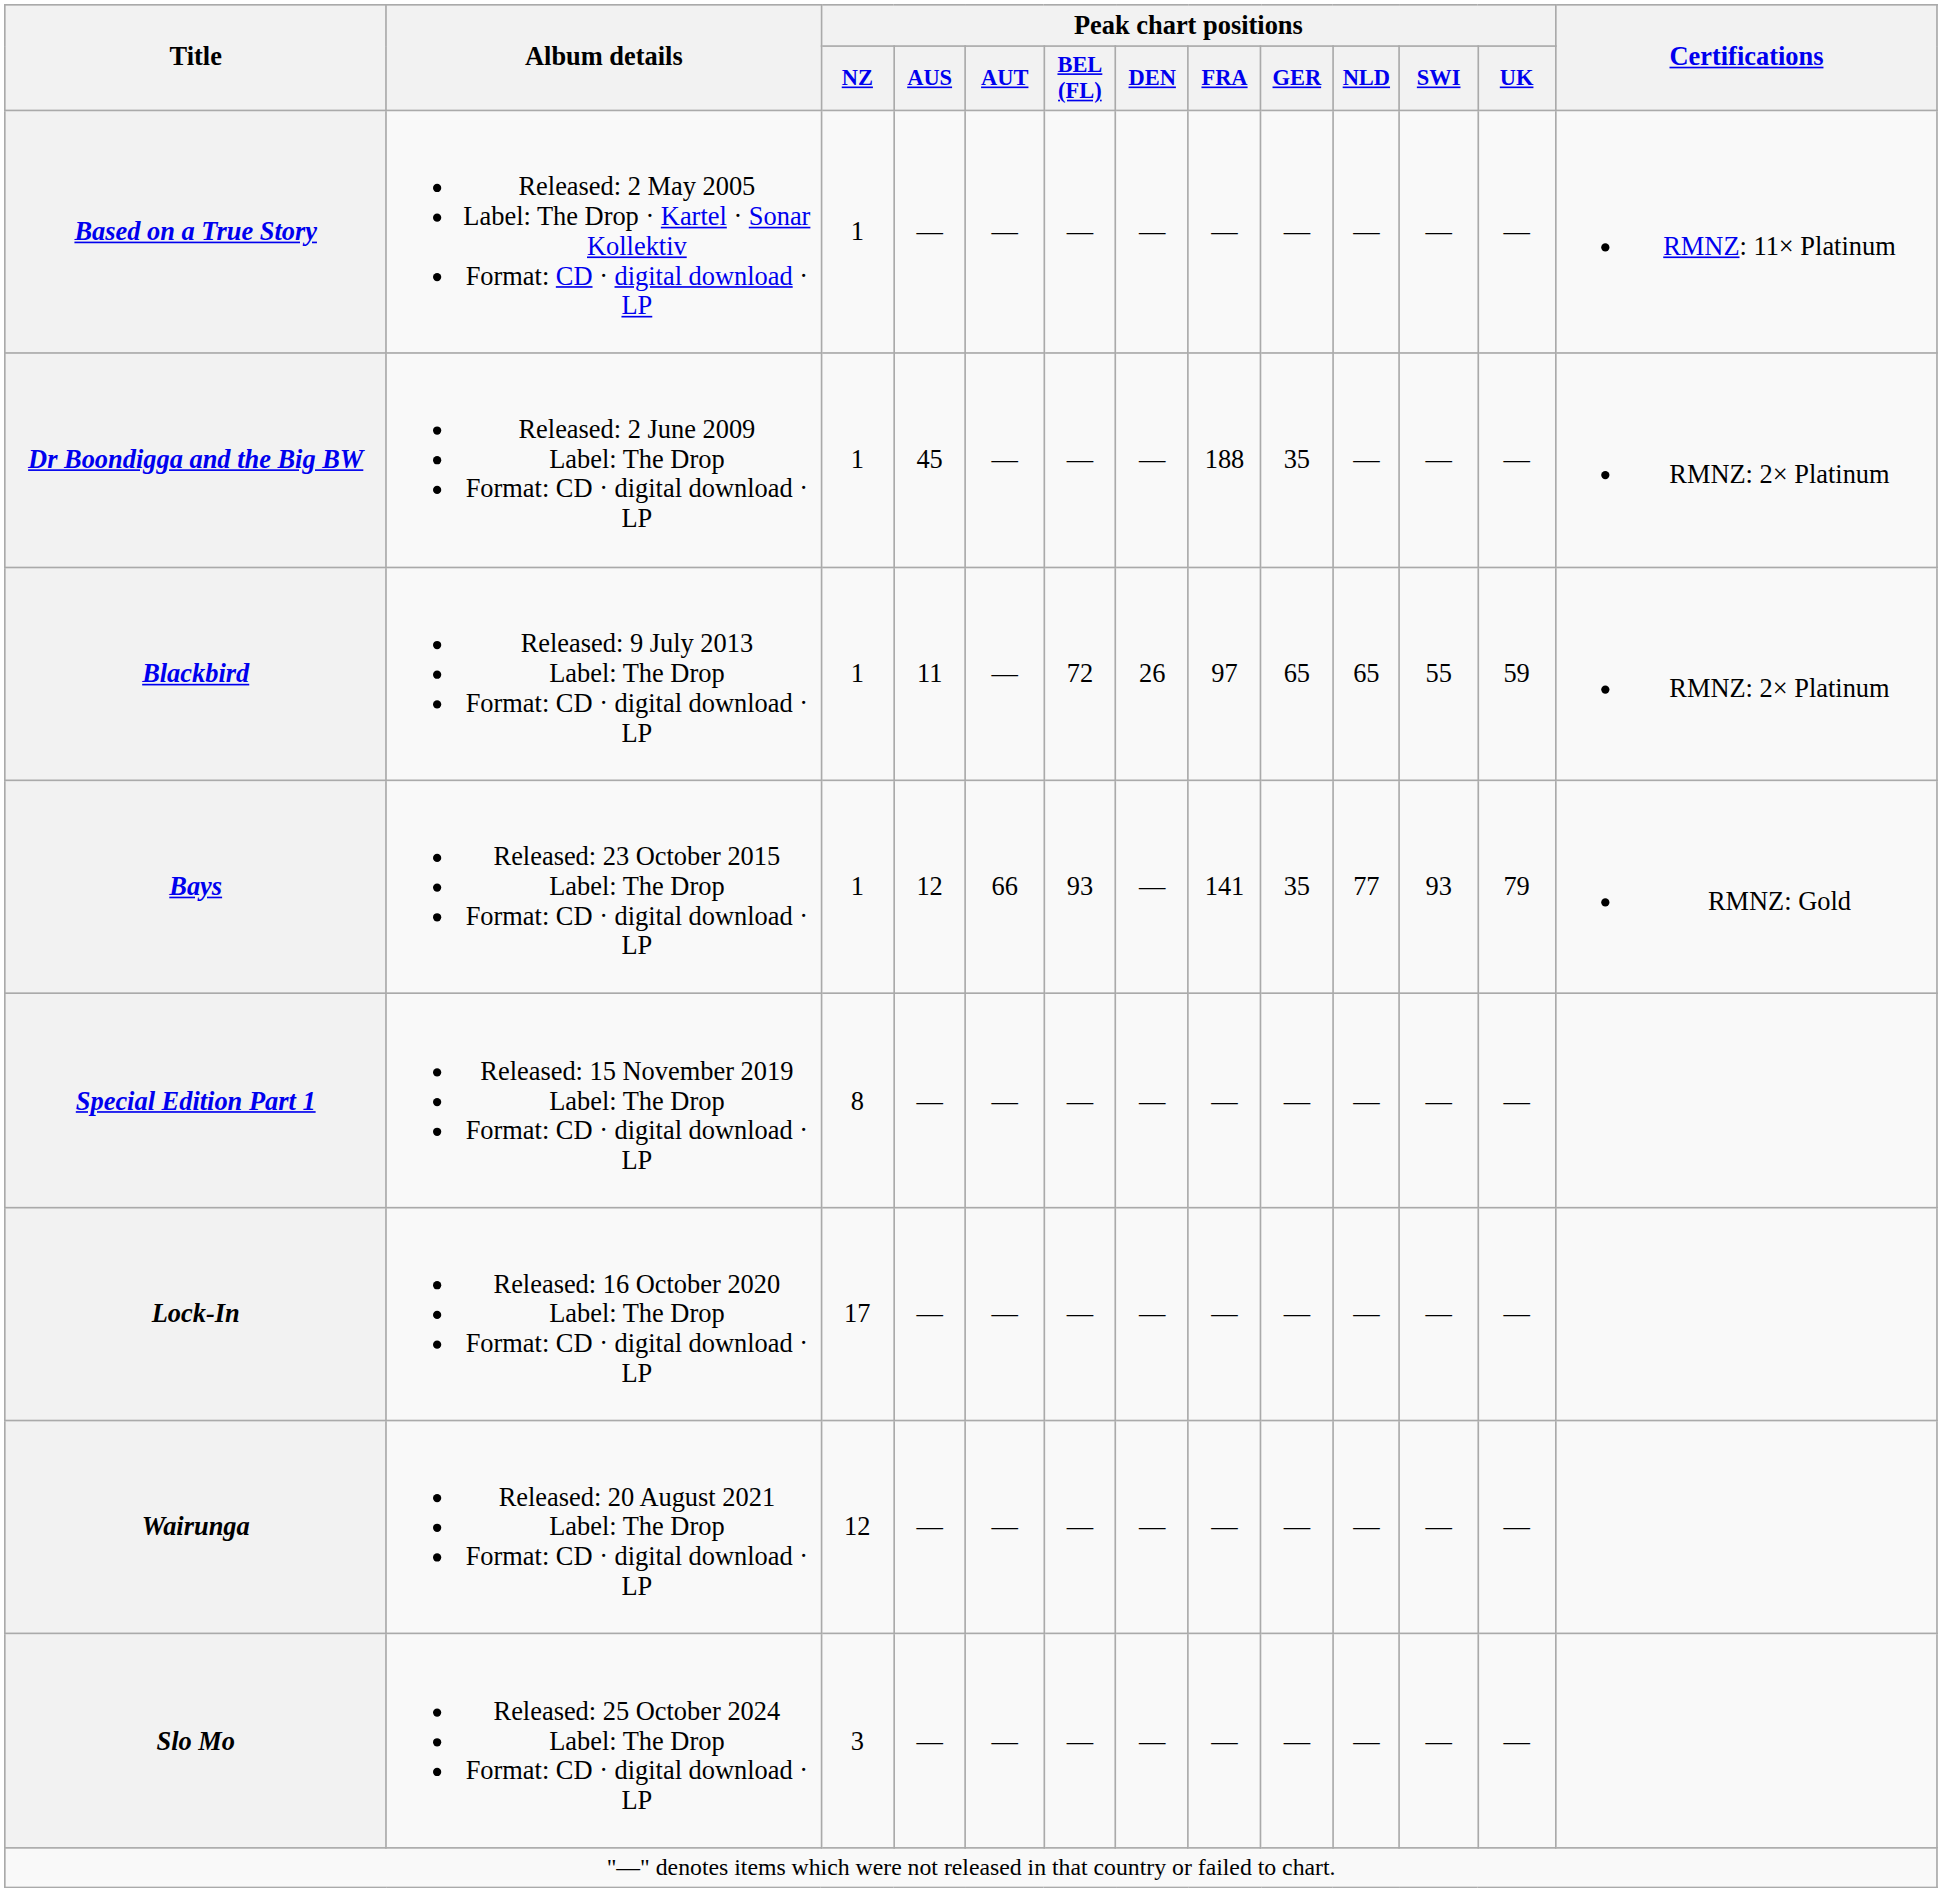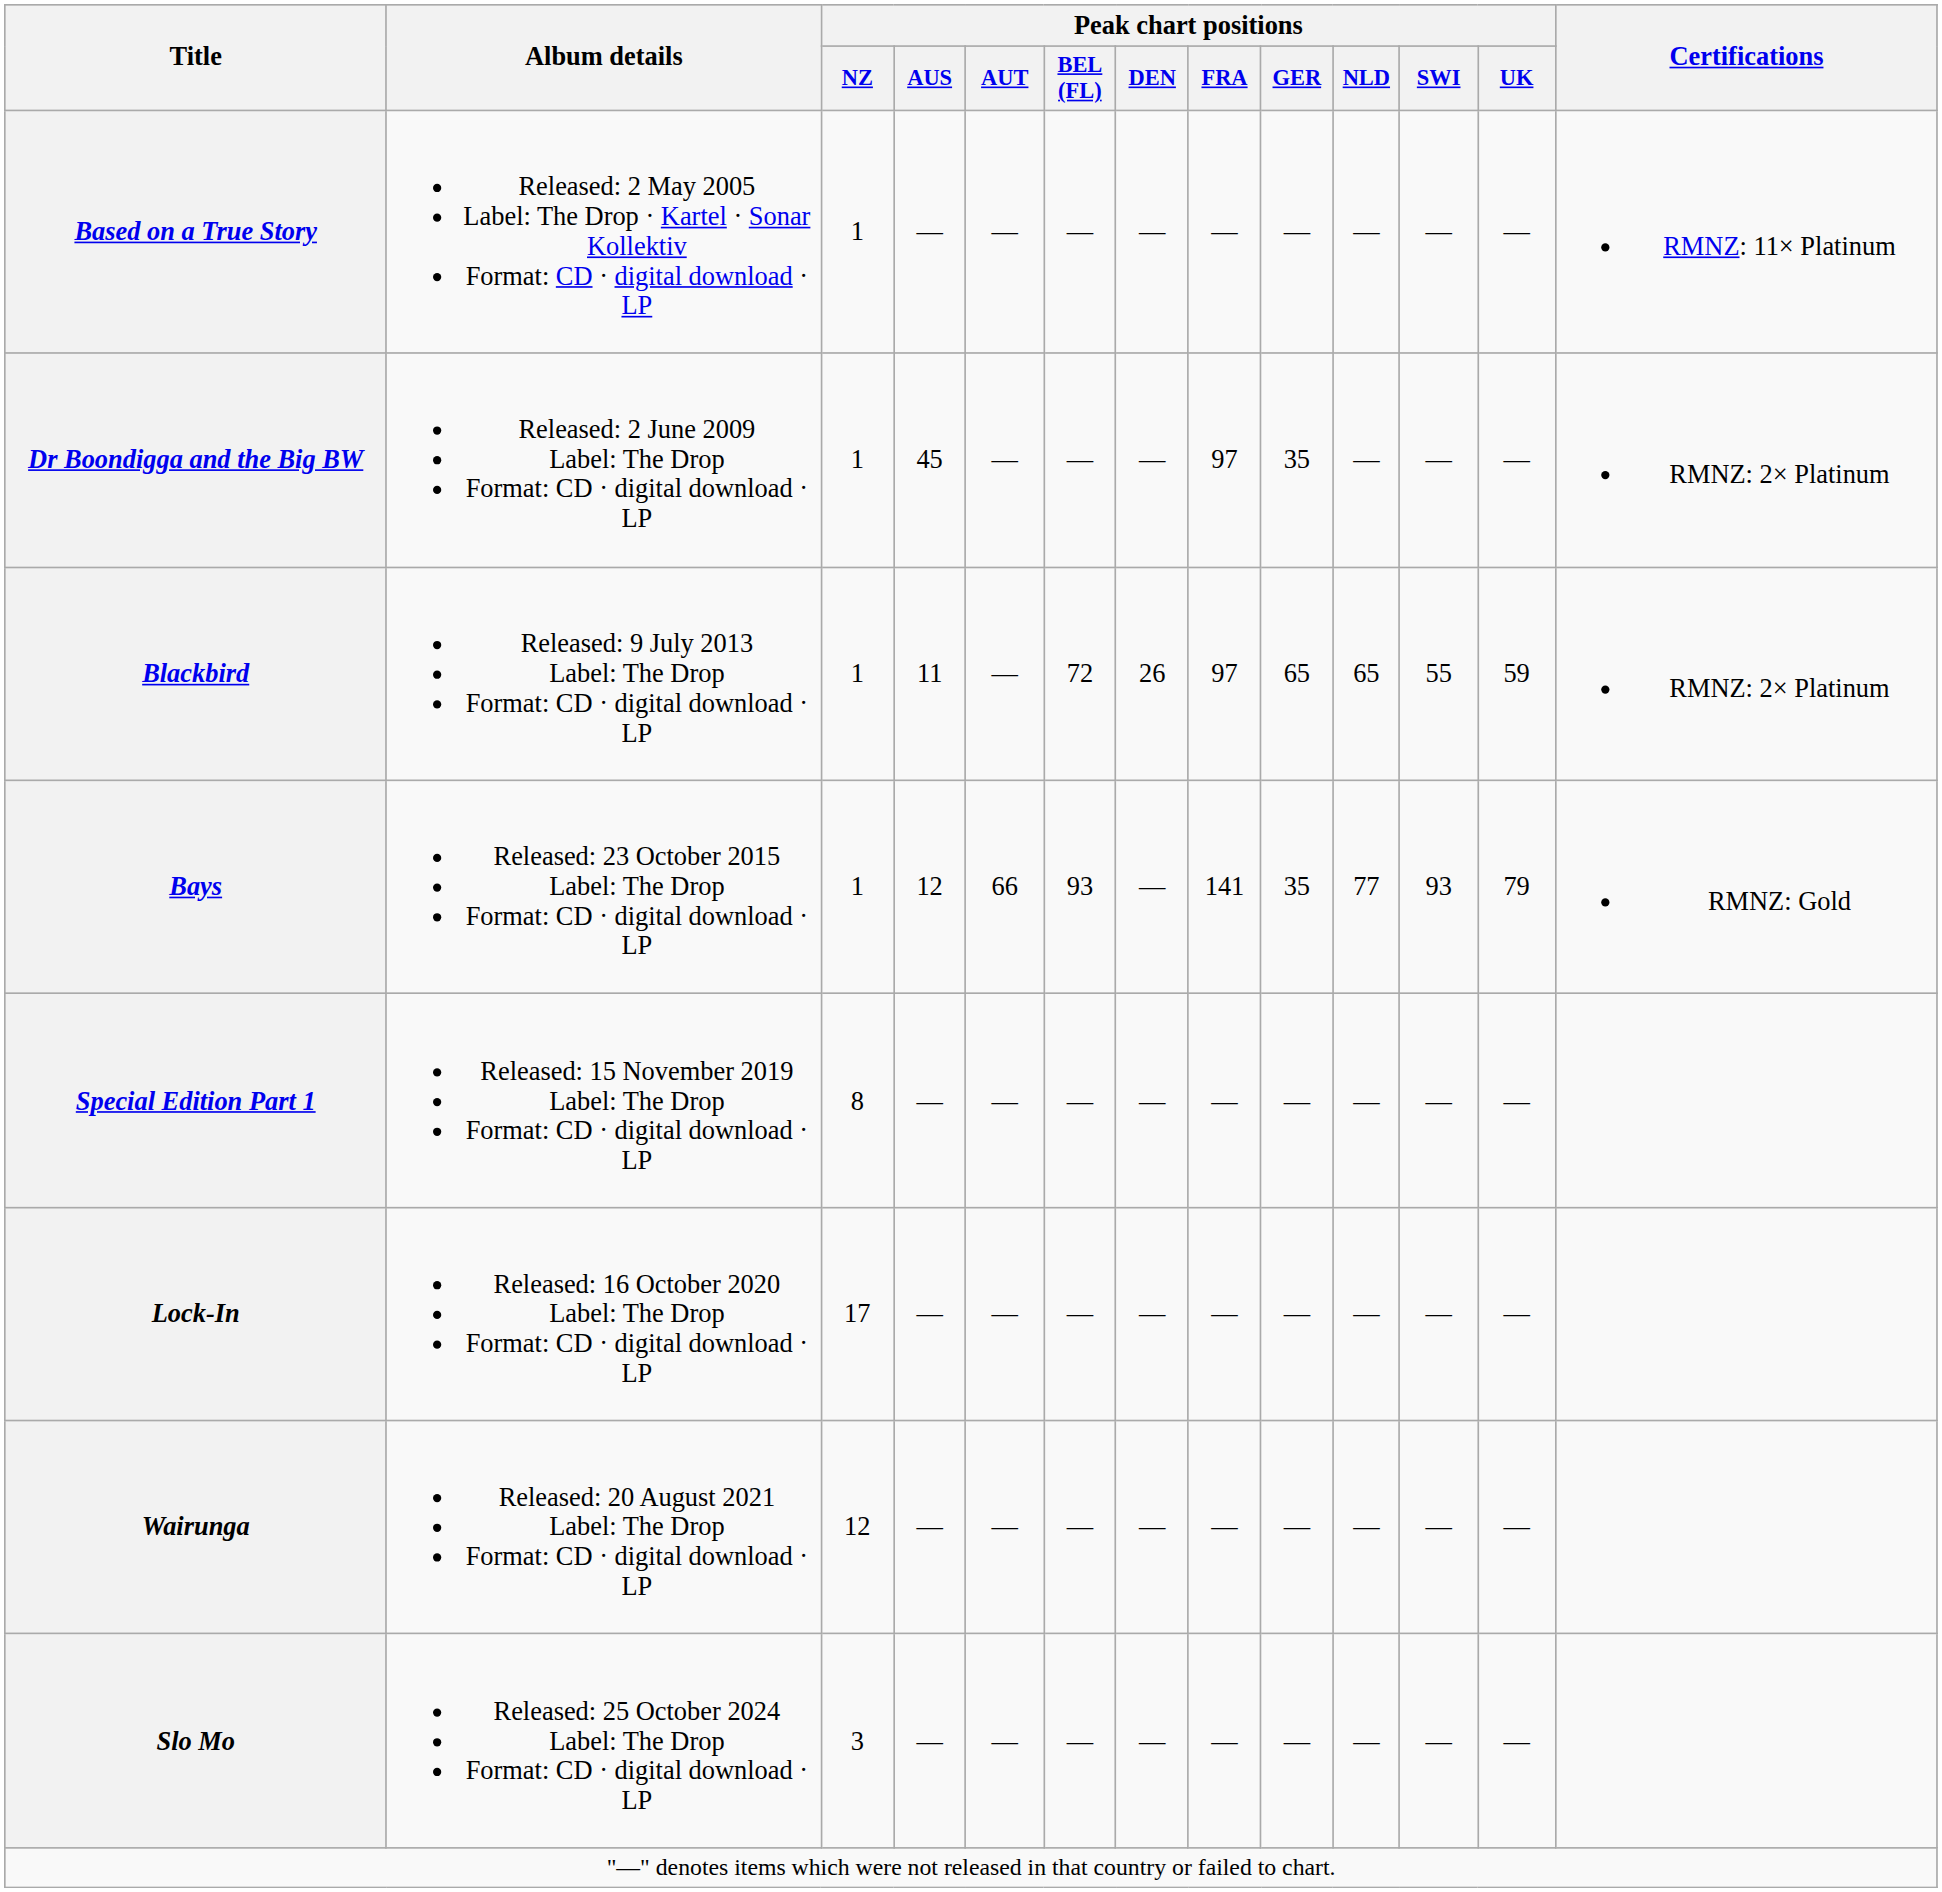(1225, 459) 188 -> (1225, 459) 97
